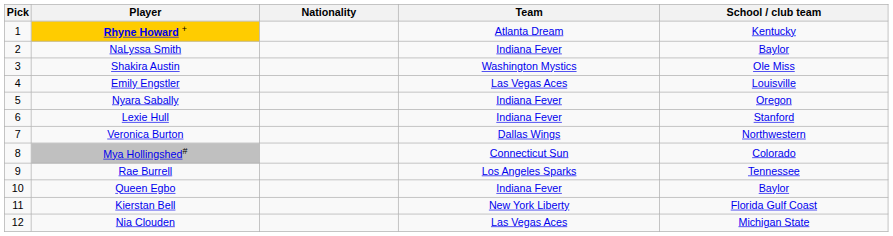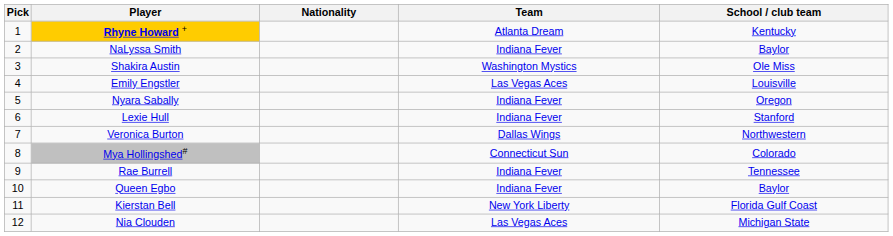(529, 171) Los Angeles Sparks -> (529, 171) Indiana Fever
